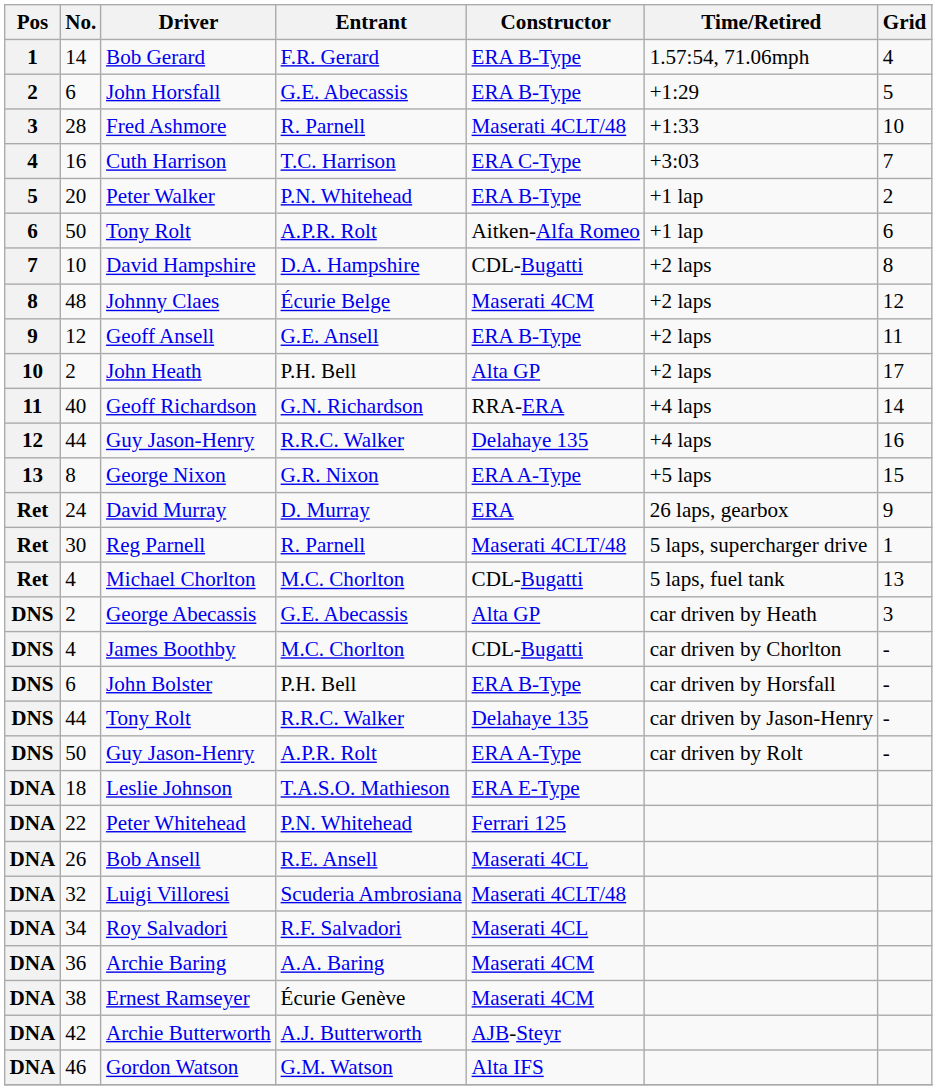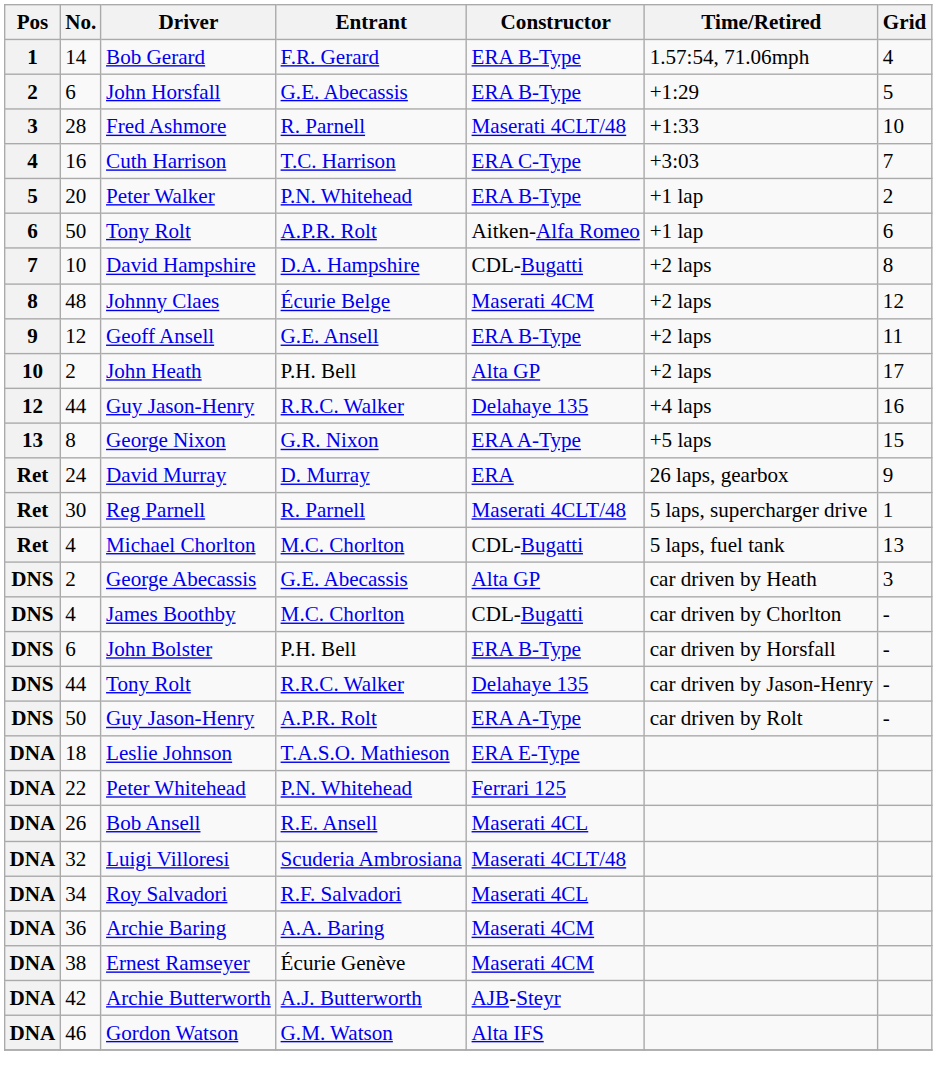- row: (76, 405)
